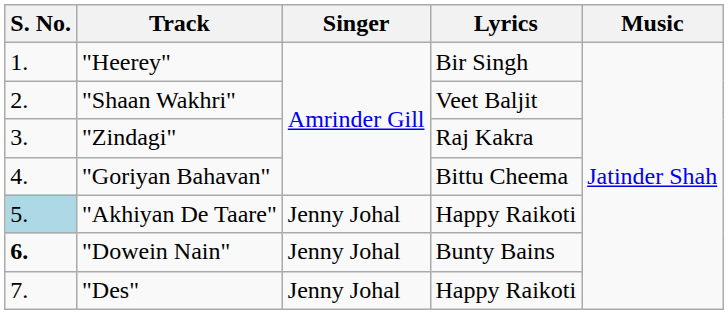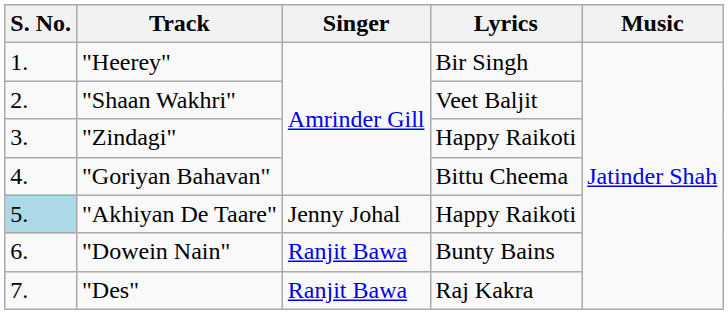(485, 137) Raj Kakra -> (506, 137) Happy Raikoti
(19, 251) bold -> (19, 251) normal
(344, 251) Jenny Johal -> (347, 251) Ranjit Bawa
(344, 289) Jenny Johal -> (347, 289) Ranjit Bawa
(506, 289) Happy Raikoti -> (485, 289) Raj Kakra
